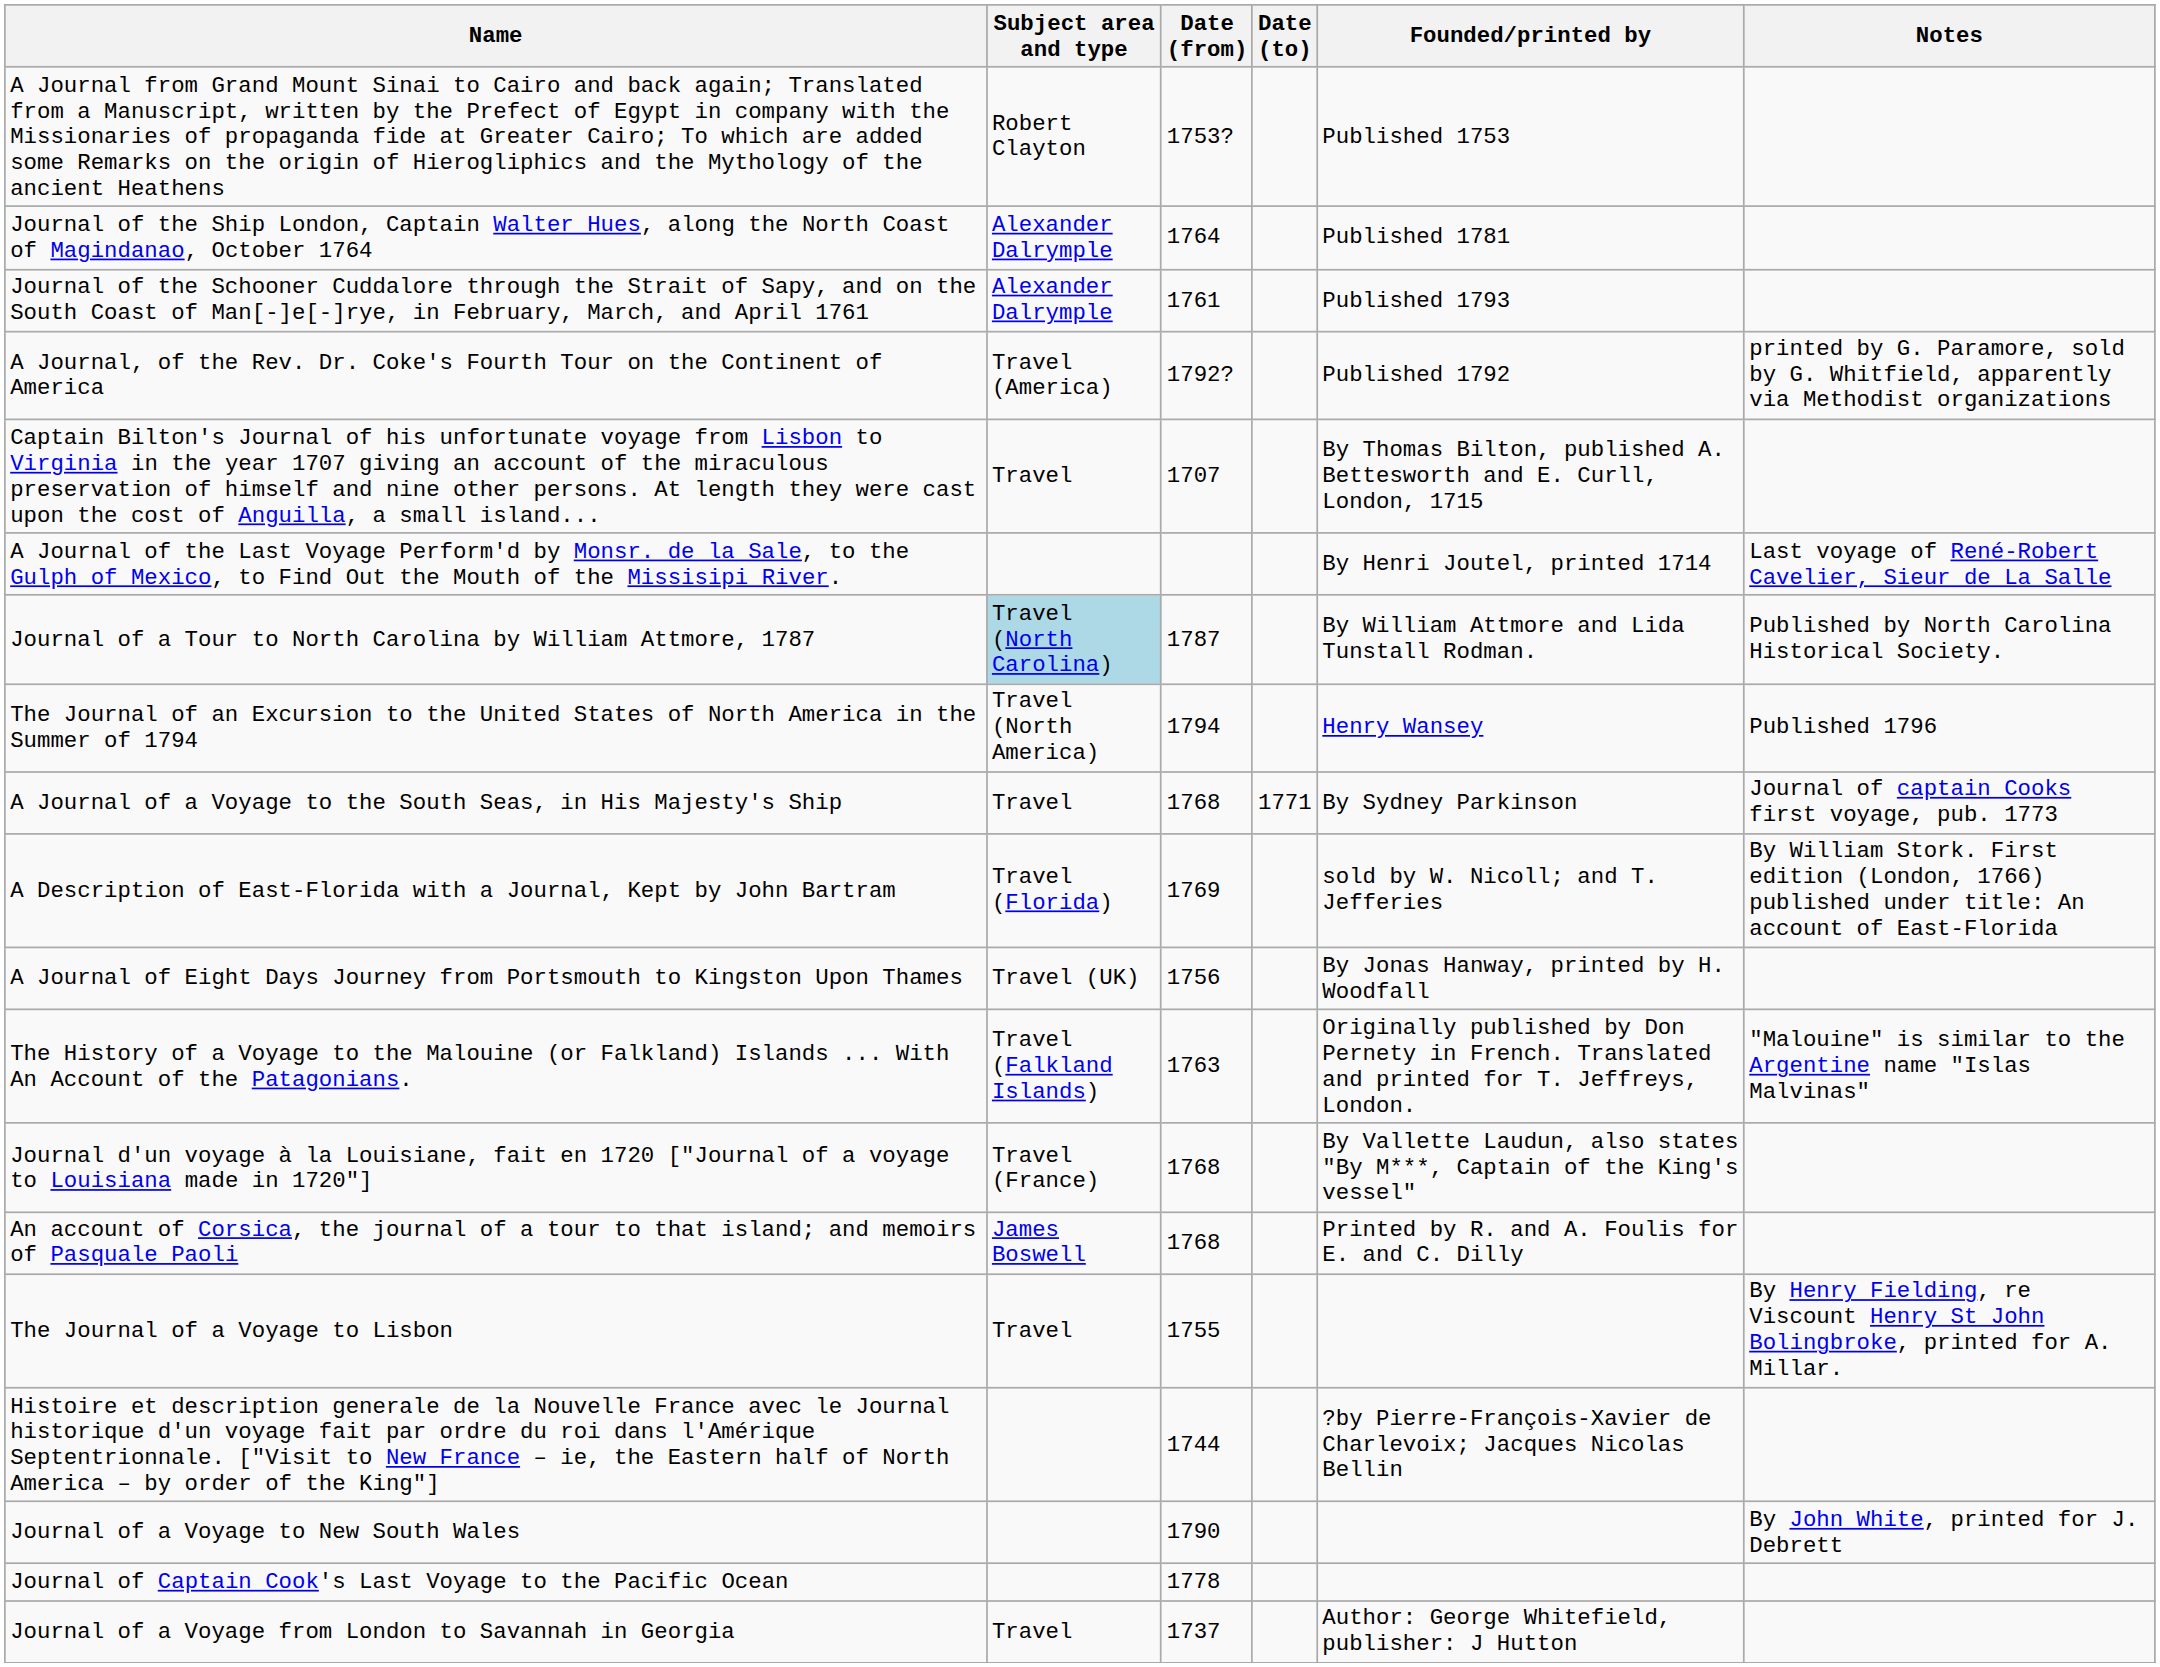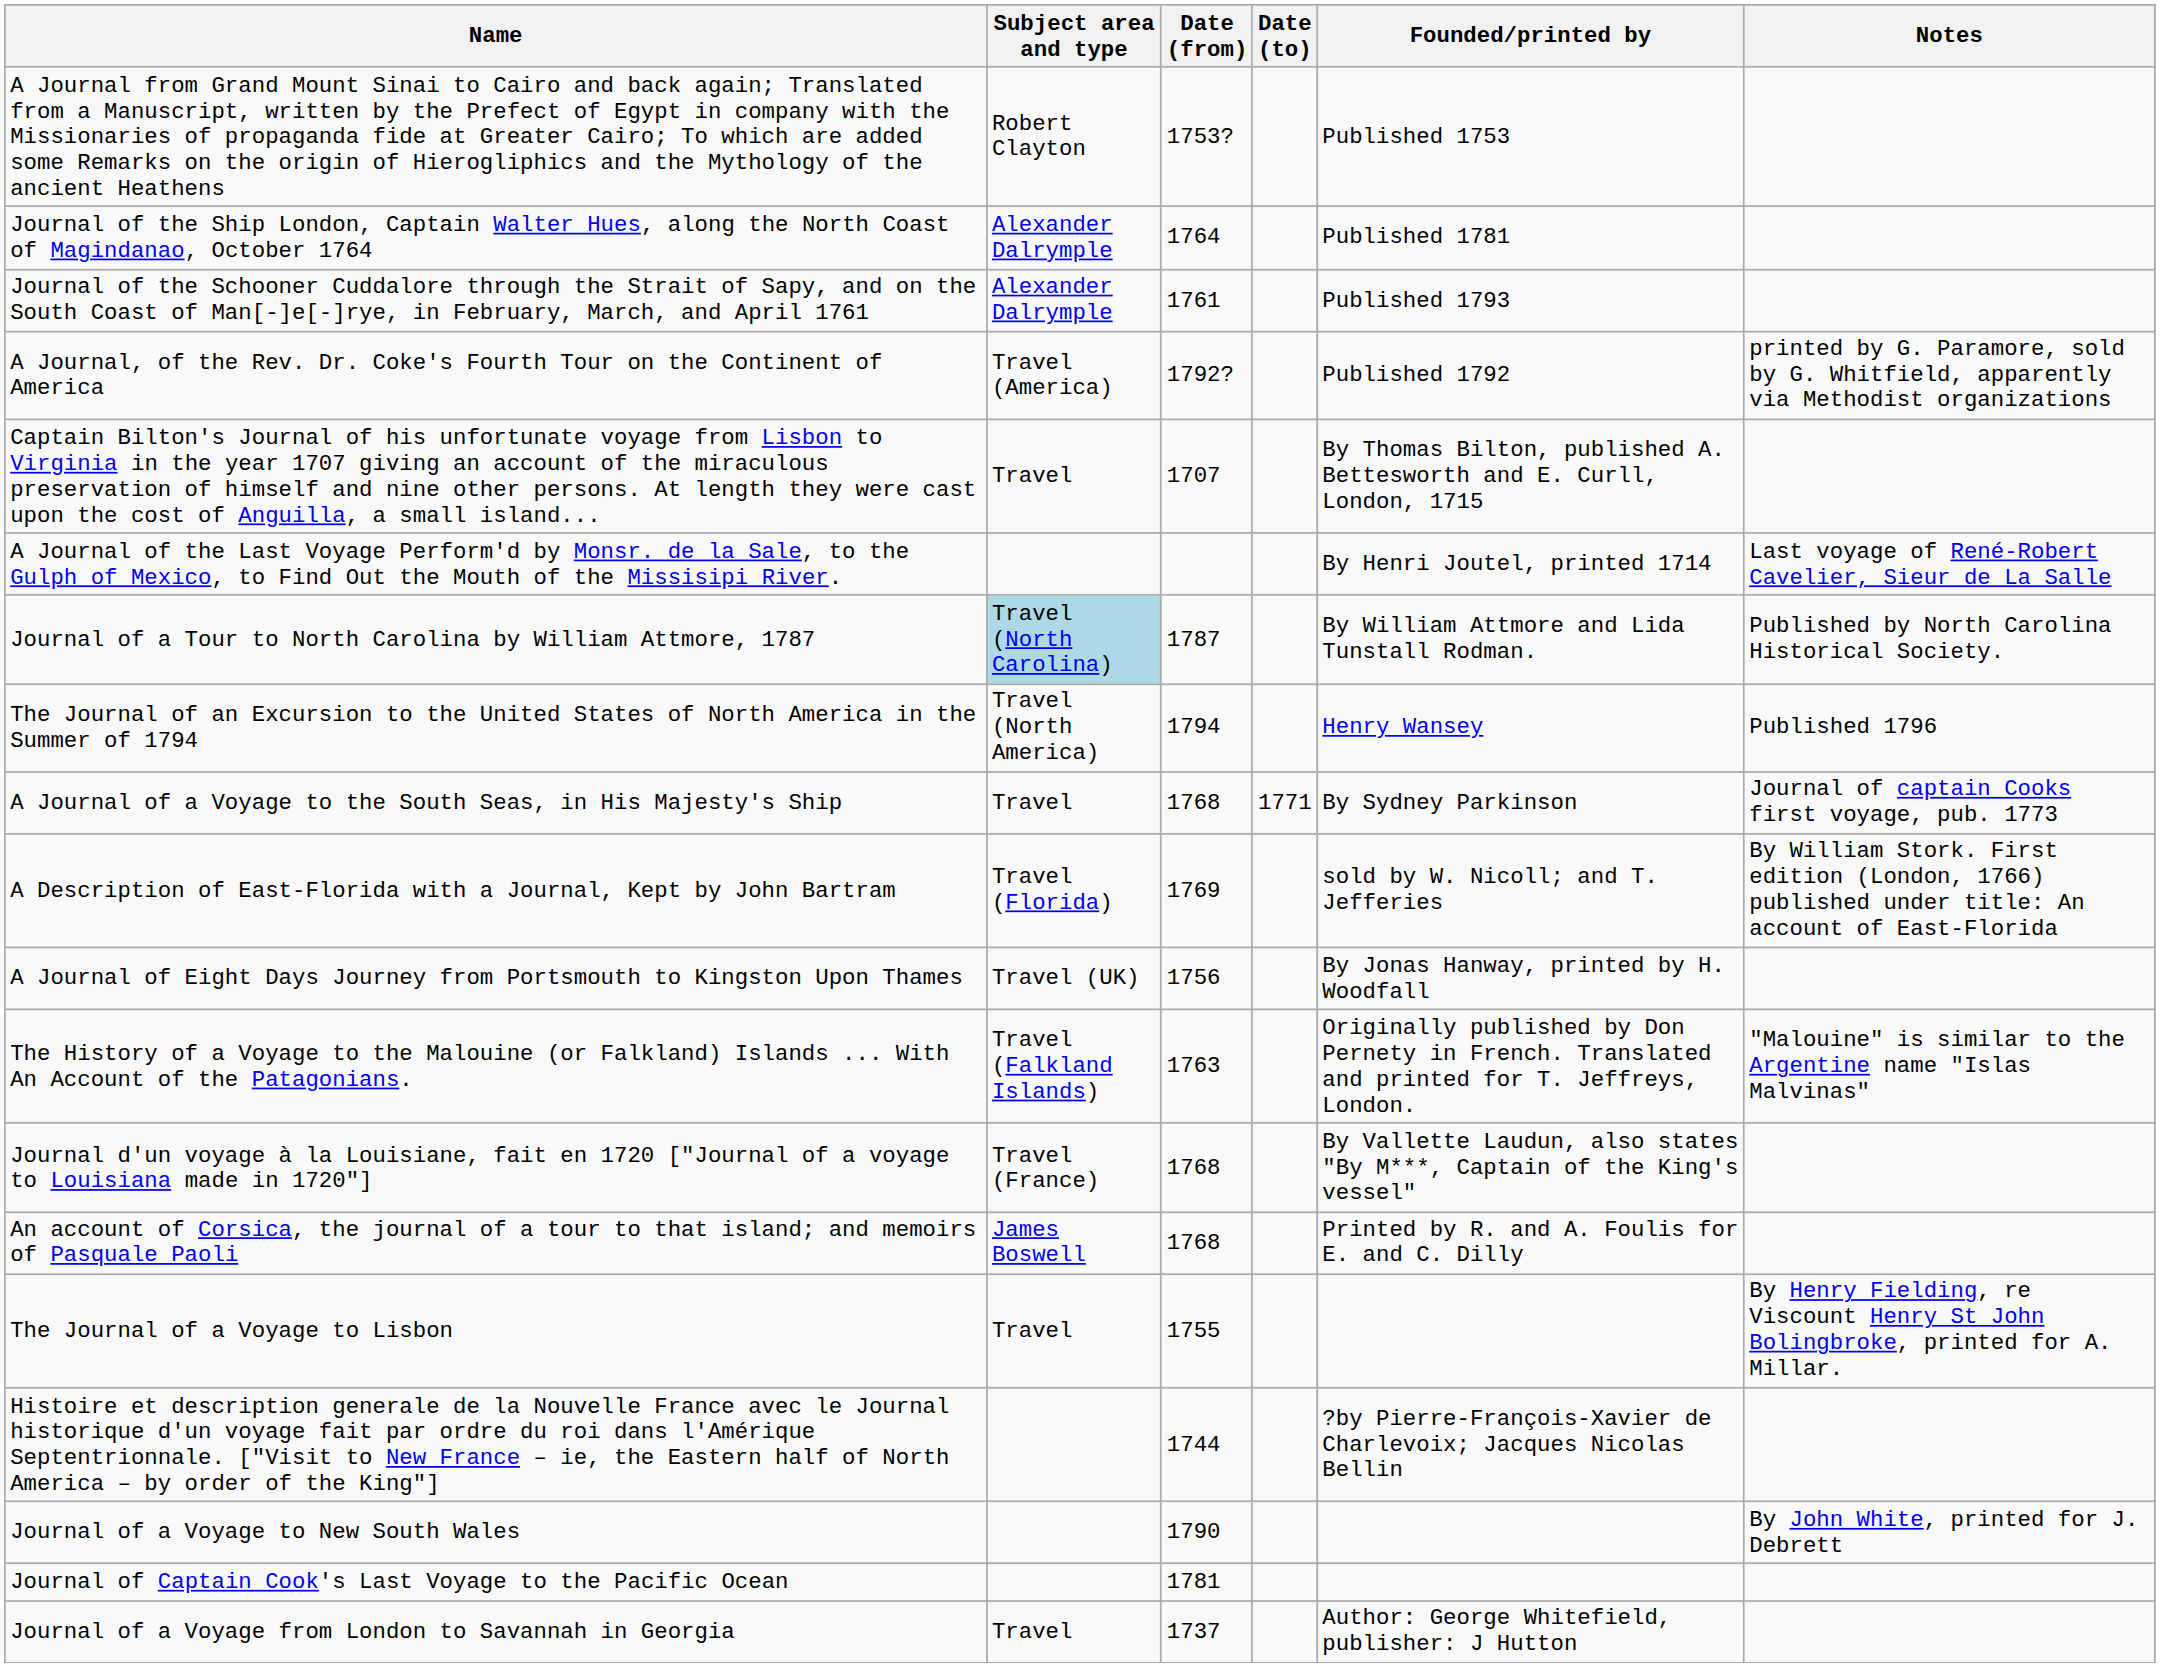(1194, 1582) 1778 -> (1194, 1582) 1781
